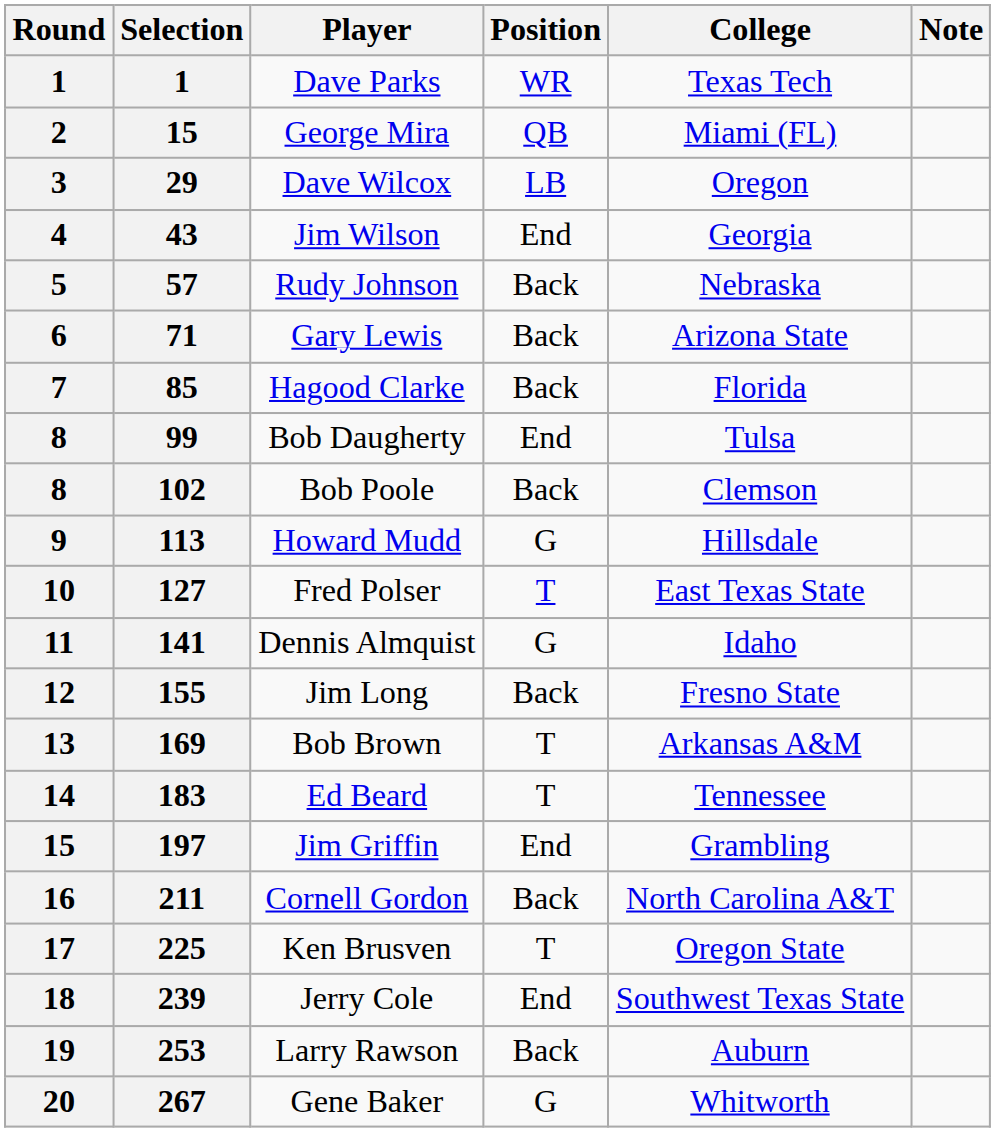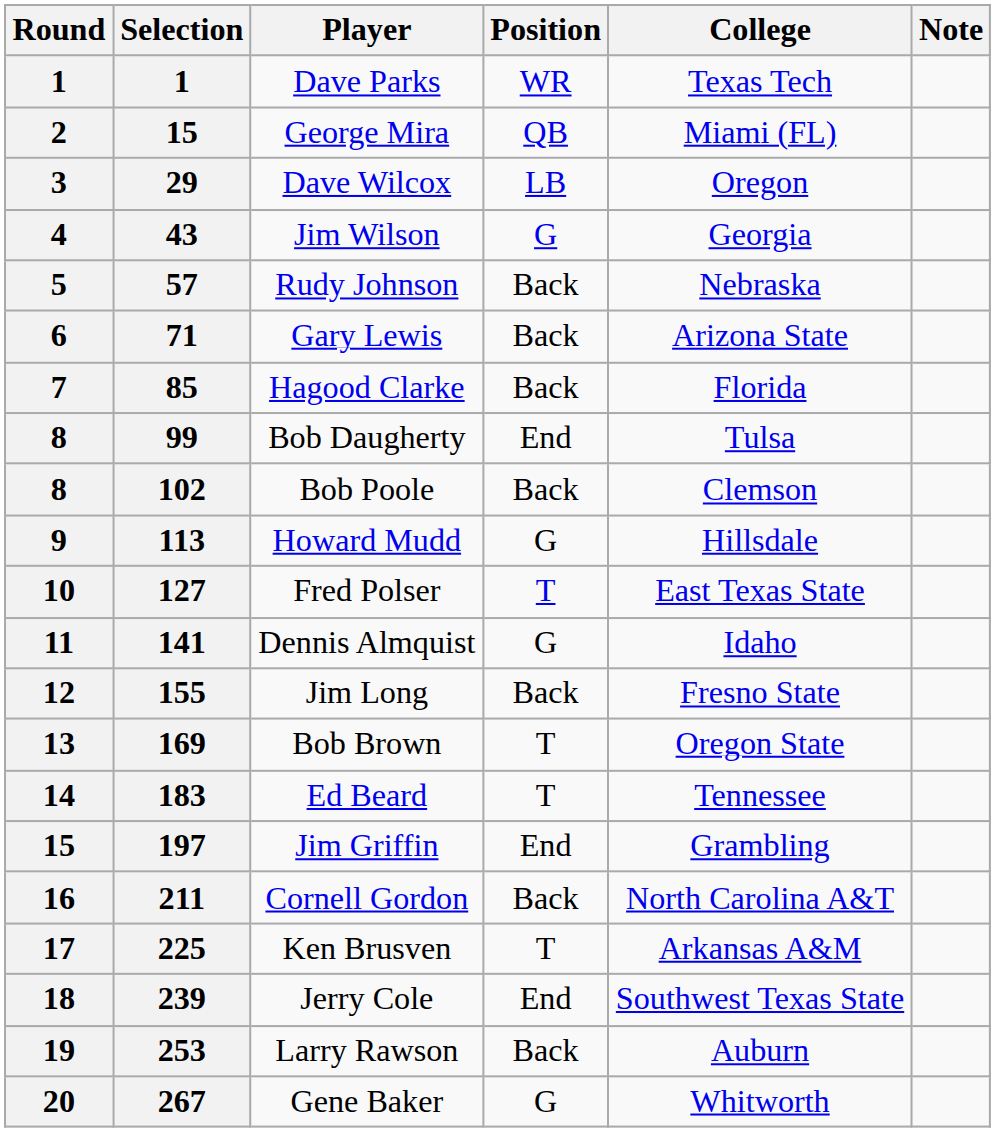(546, 234) End -> (546, 234) G
(760, 744) Arkansas A&M -> (760, 744) Oregon State
(760, 948) Oregon State -> (760, 948) Arkansas A&M
